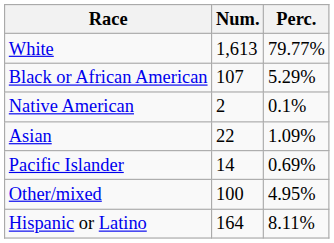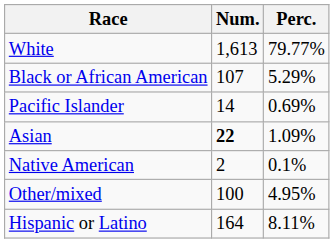rows swapped: (71, 106) <-> (66, 164)
(225, 135) normal -> (225, 135) bold
